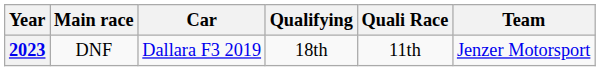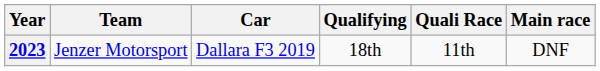columns swapped: (524, 19) <-> (94, 19)
